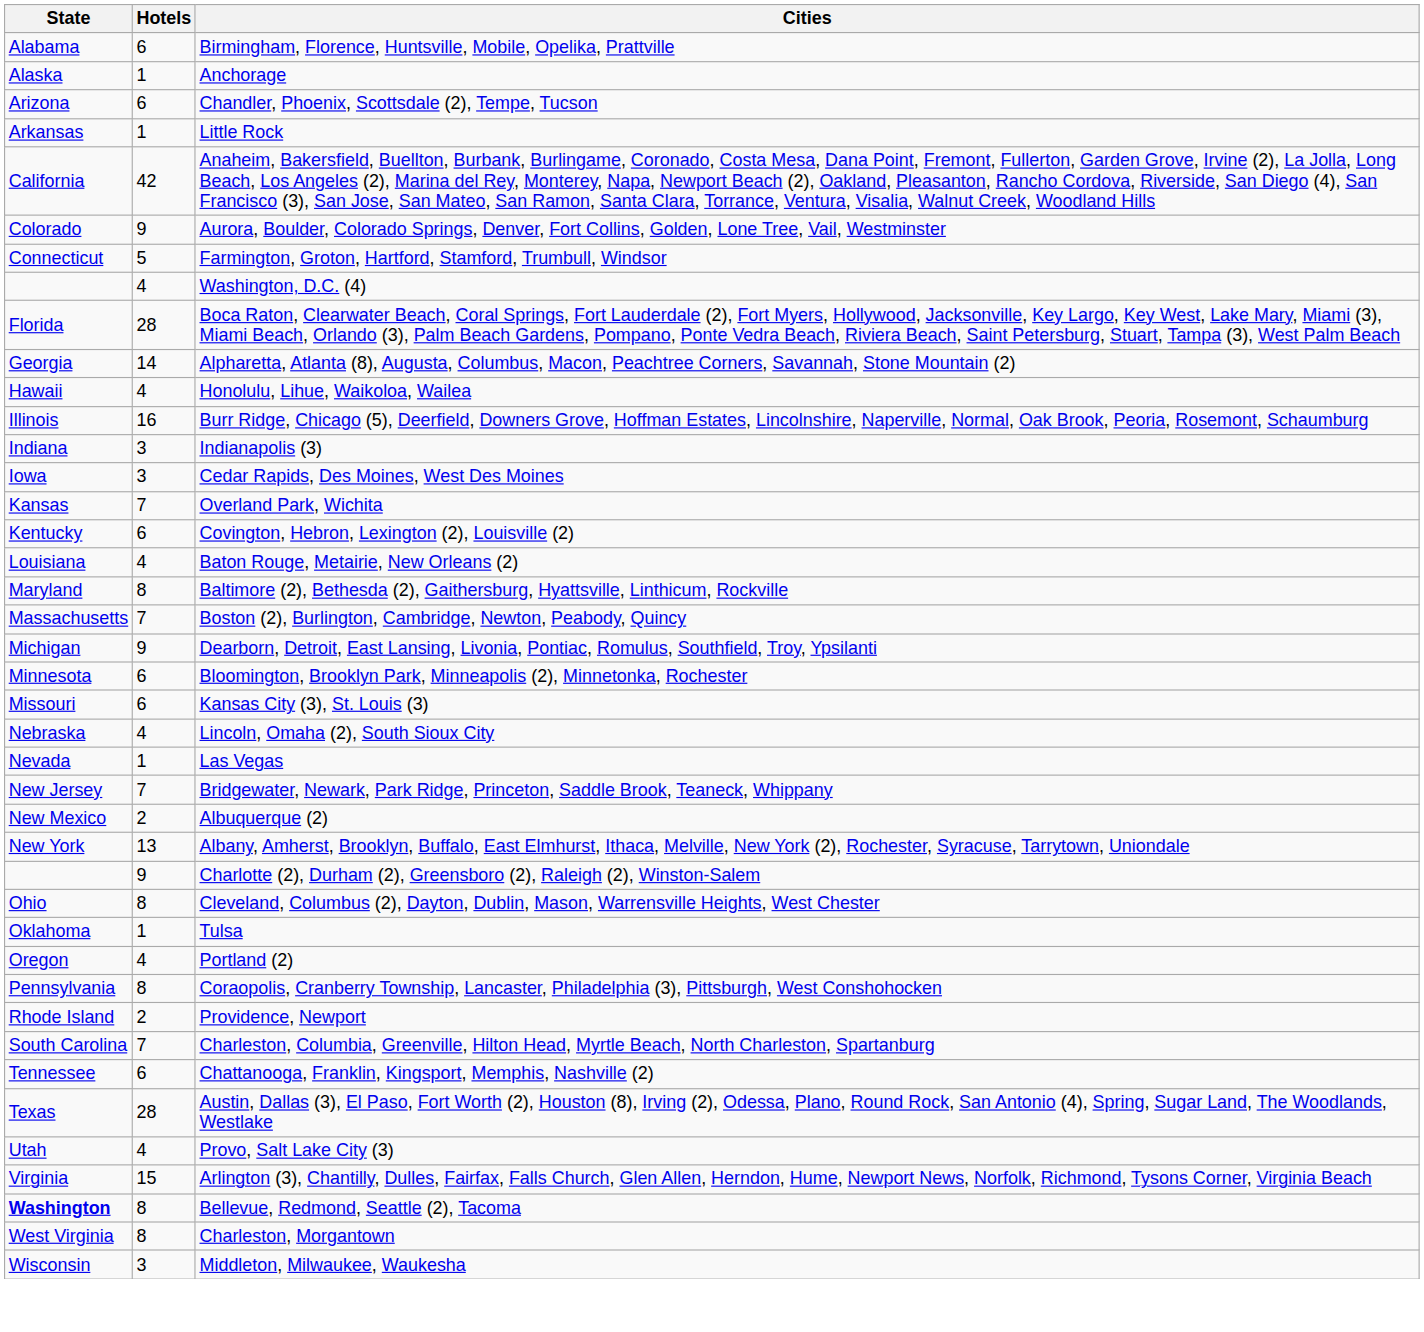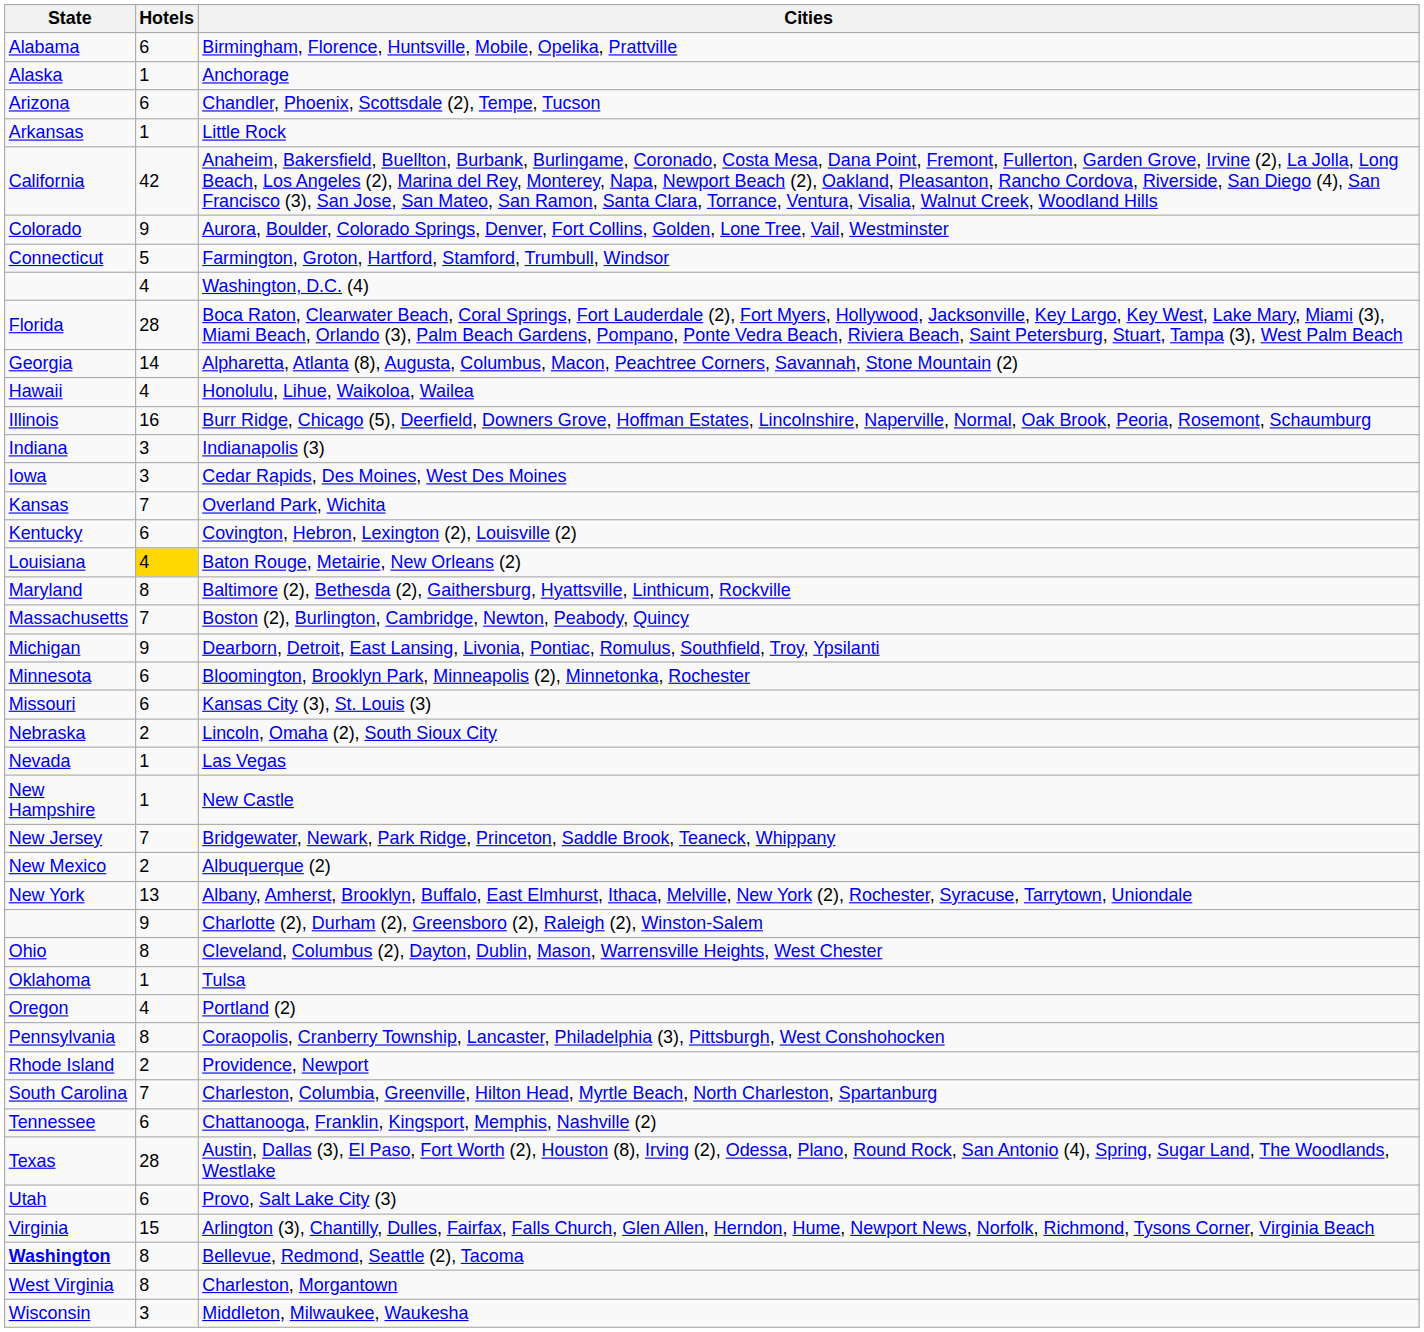(141, 562) no background -> (144, 562) gold background
(141, 732) 4 -> (144, 732) 2
+ row: (248, 799)
(141, 1150) 4 -> (144, 1199) 6
